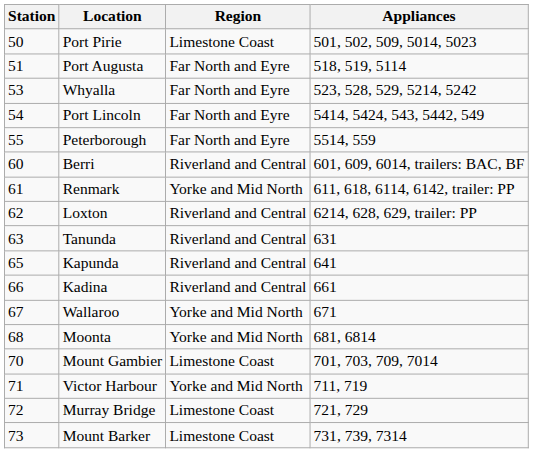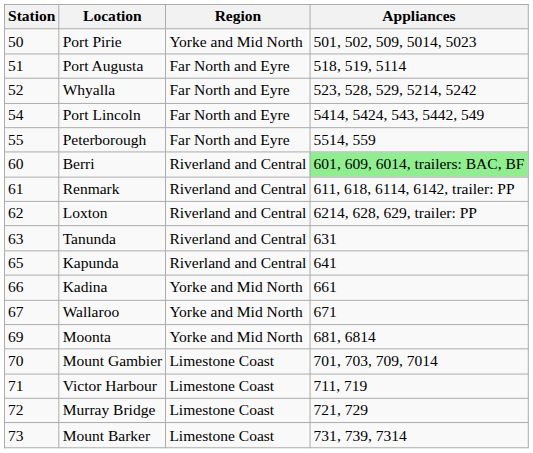(222, 41) Limestone Coast -> (236, 41) Yorke and Mid North
(16, 90) 53 -> (16, 90) 52
(419, 164) no background -> (419, 164) lightgreen background
(236, 189) Yorke and Mid North -> (238, 189) Riverland and Central
(238, 287) Riverland and Central -> (236, 287) Yorke and Mid North
(16, 336) 68 -> (16, 336) 69
(236, 386) Yorke and Mid North -> (222, 386) Limestone Coast
